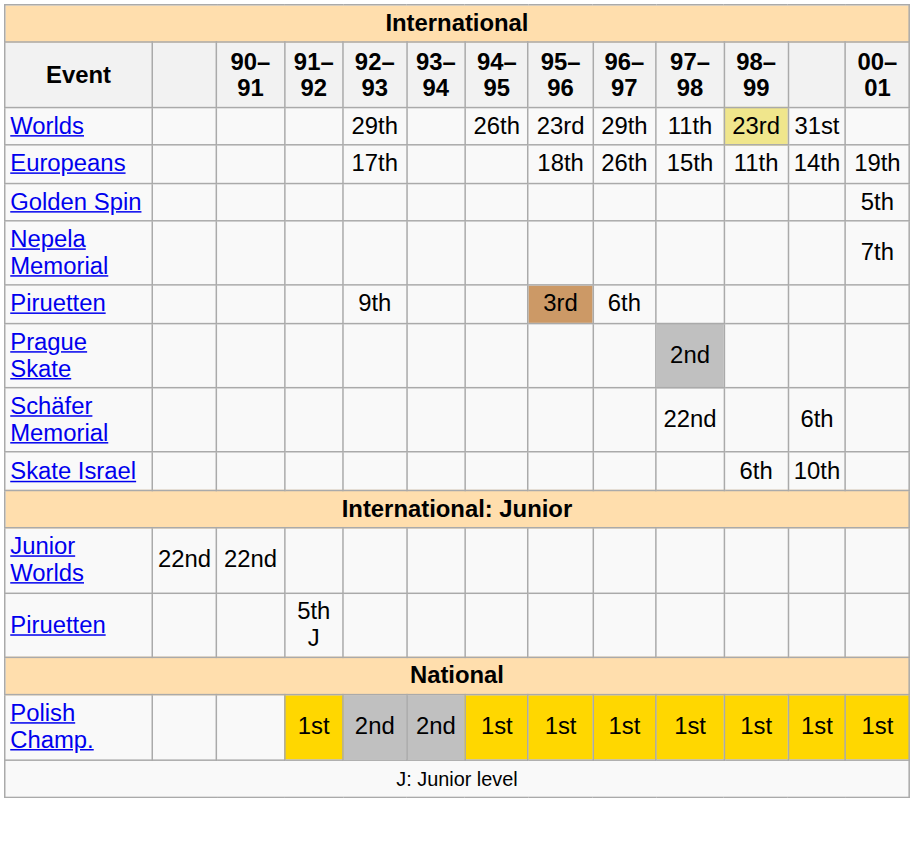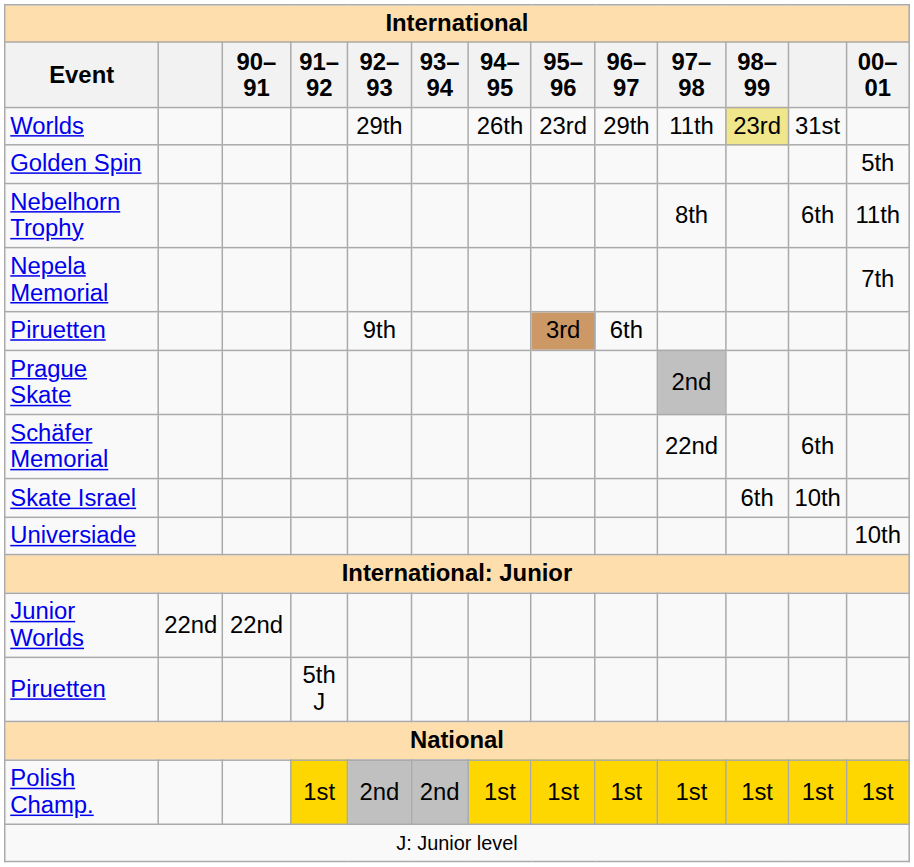- row: (68, 163)
+ row: (65, 214)
+ row: (73, 535)
